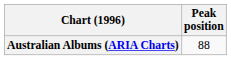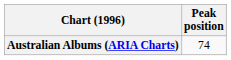(204, 45) 88 -> (204, 45) 74
